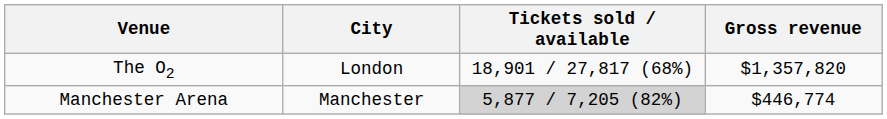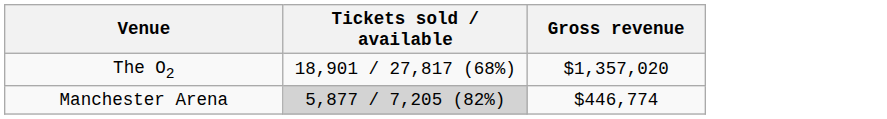- column: (372, 29)
(793, 70) $1,357,820 -> (616, 70) $1,357,020
